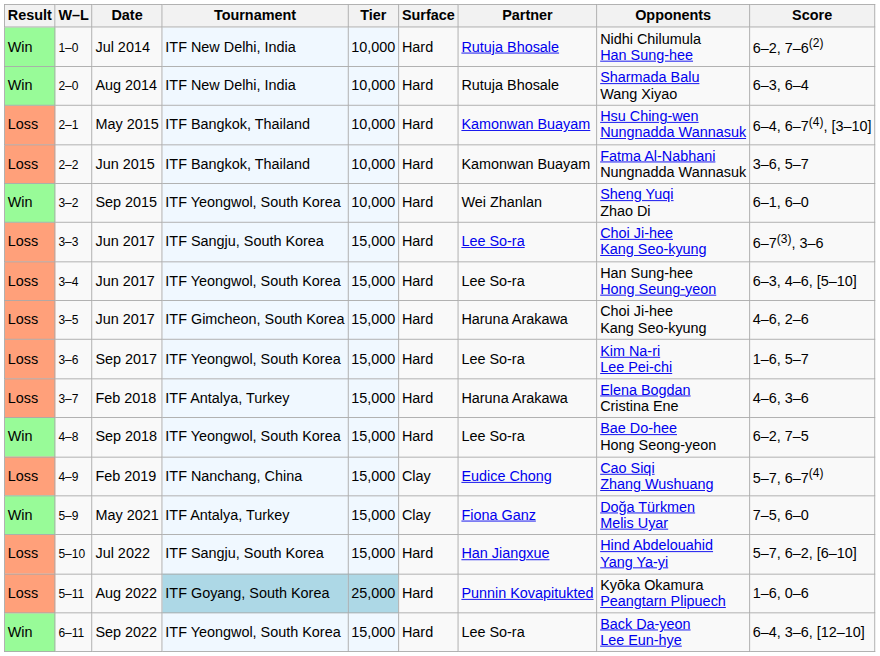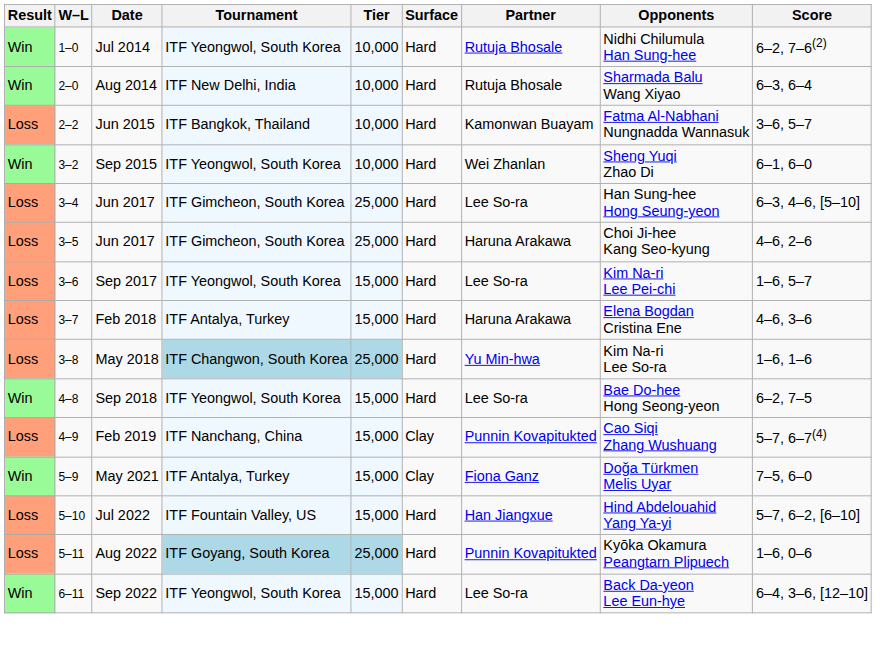(231, 46) ITF New Delhi, India -> (253, 46) ITF Yeongwol, South Korea
- row: (68, 125)
- row: (68, 242)
(253, 281) ITF Yeongwol, South Korea -> (255, 203) ITF Gimcheon, South Korea
(373, 281) 15,000 -> (377, 203) 25,000
(373, 320) 15,000 -> (377, 242) 25,000
+ row: (68, 360)
(507, 476) Eudice Chong -> (531, 437) Punnin Kovapitukted
(245, 554) ITF Sangju, South Korea -> (241, 515) ITF Fountain Valley, US
